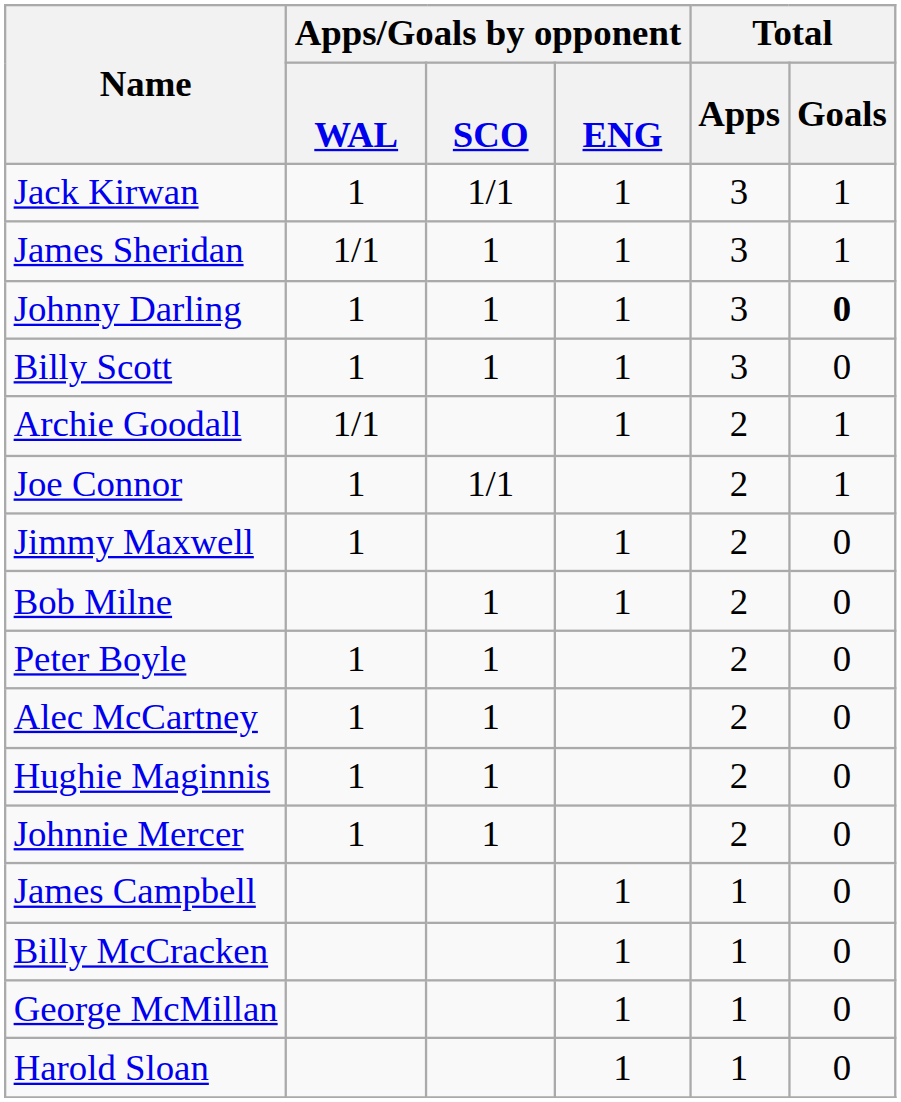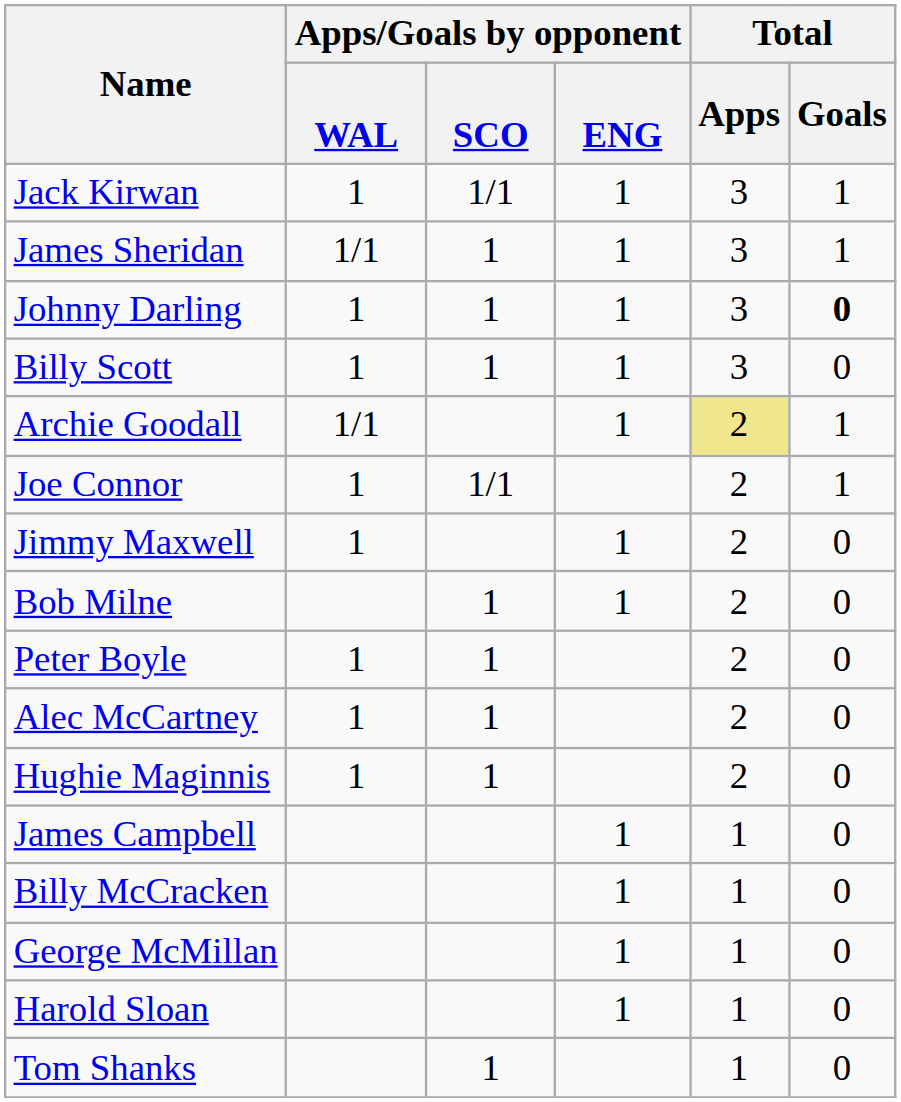(739, 425) no background -> (739, 425) khaki background
- row: (129, 833)
+ row: (105, 1067)
